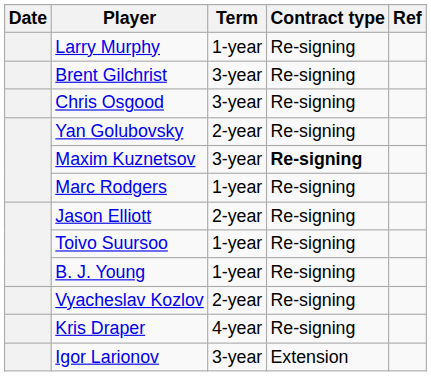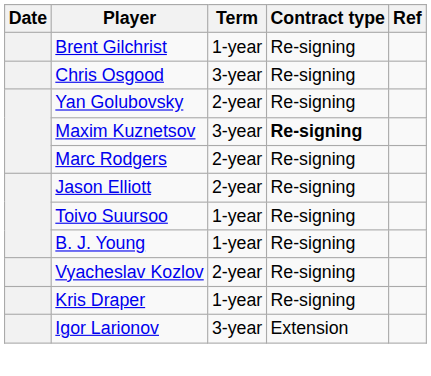- row: (108, 46)
(237, 74) 3-year -> (237, 46) 1-year
(237, 187) 1-year -> (237, 159) 2-year
(237, 328) 4-year -> (237, 300) 1-year
